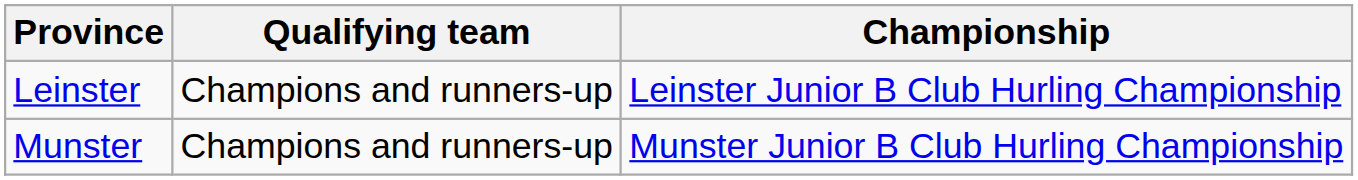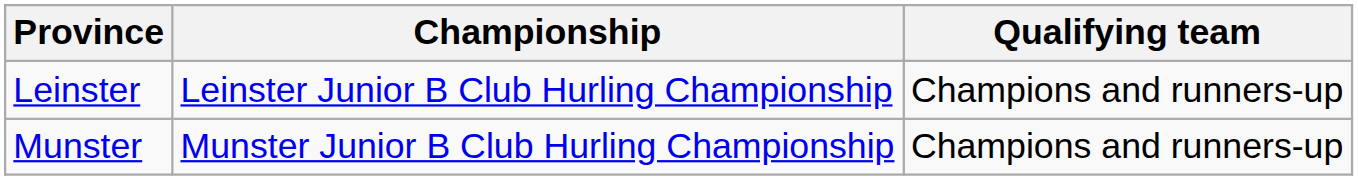columns swapped: (986, 32) <-> (397, 32)
